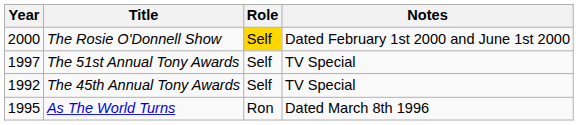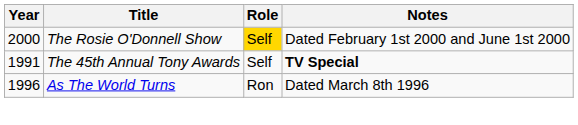- row: (143, 62)
(24, 85) 1992 -> (24, 62) 1991
(320, 85) normal -> (322, 62) bold
(24, 108) 1995 -> (24, 85) 1996
